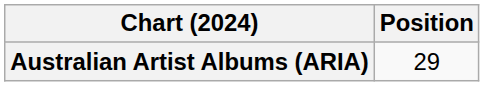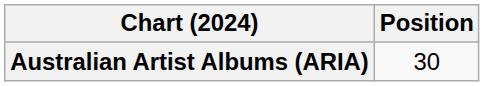(427, 61) 29 -> (427, 61) 30
